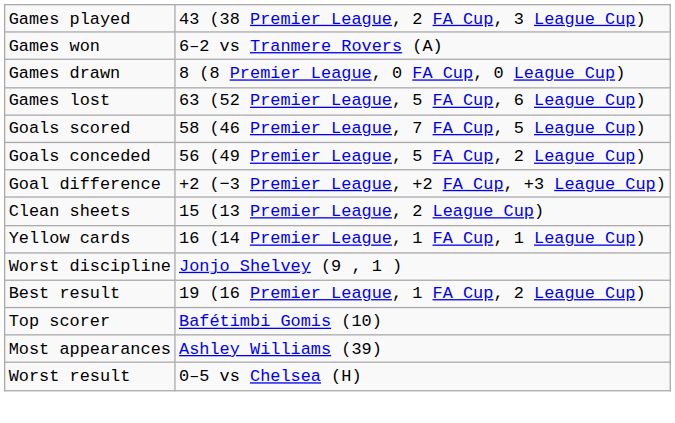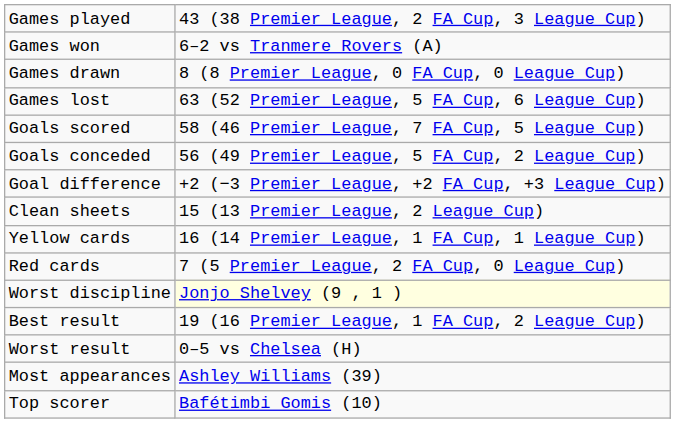+ row: (54, 266)
(291, 266) no background -> (291, 294) lightyellow background
rows swapped: (70, 376) <-> (59, 321)
